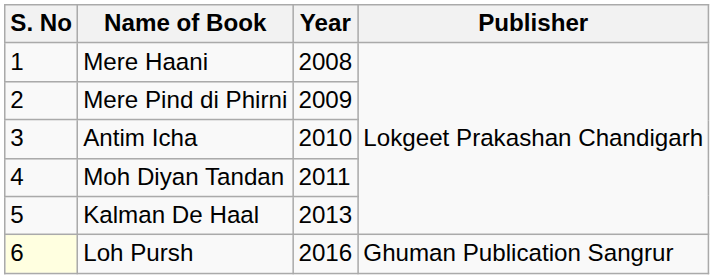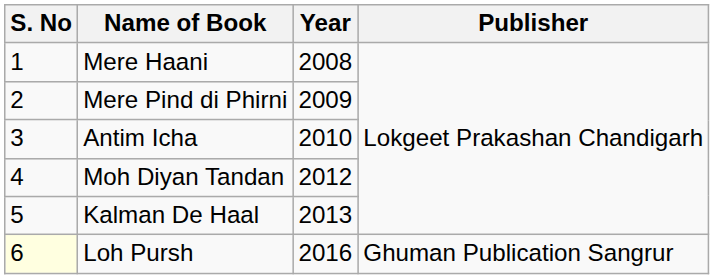(324, 176) 2011 -> (325, 176) 2012
